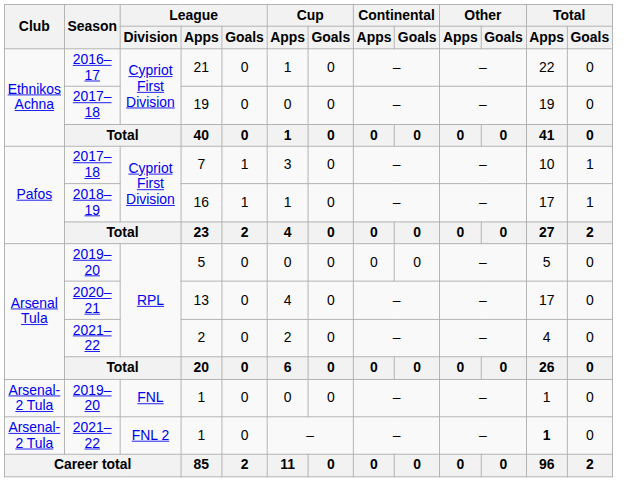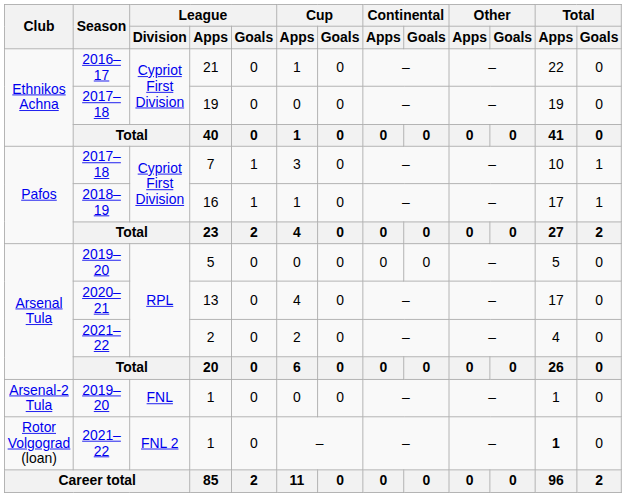(34, 435) Arsenal-2 Tula -> (39, 443) Rotor Volgograd (loan)
